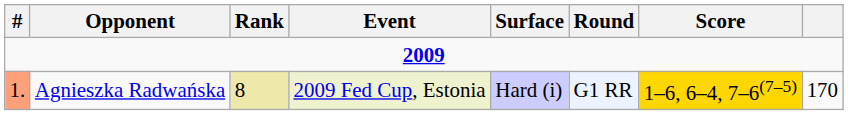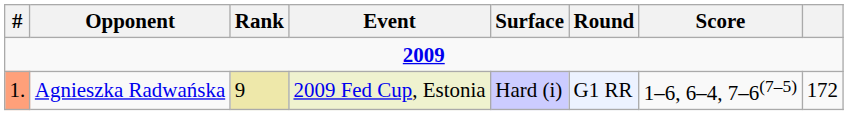(240, 90) 8 -> (240, 90) 9
(720, 90) gold background -> (720, 90) no background
(822, 90) 170 -> (822, 90) 172
